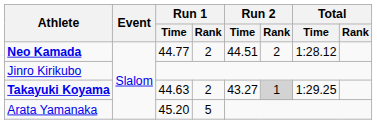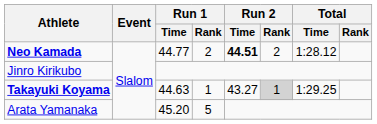(242, 52) normal -> (242, 52) bold
(208, 90) 2 -> (208, 90) 1
